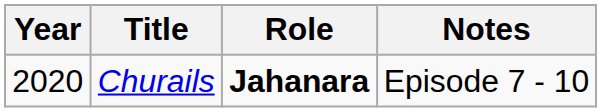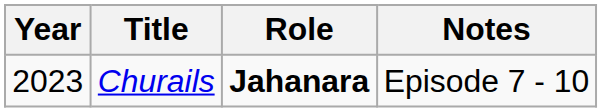(48, 80) 2020 -> (48, 80) 2023
